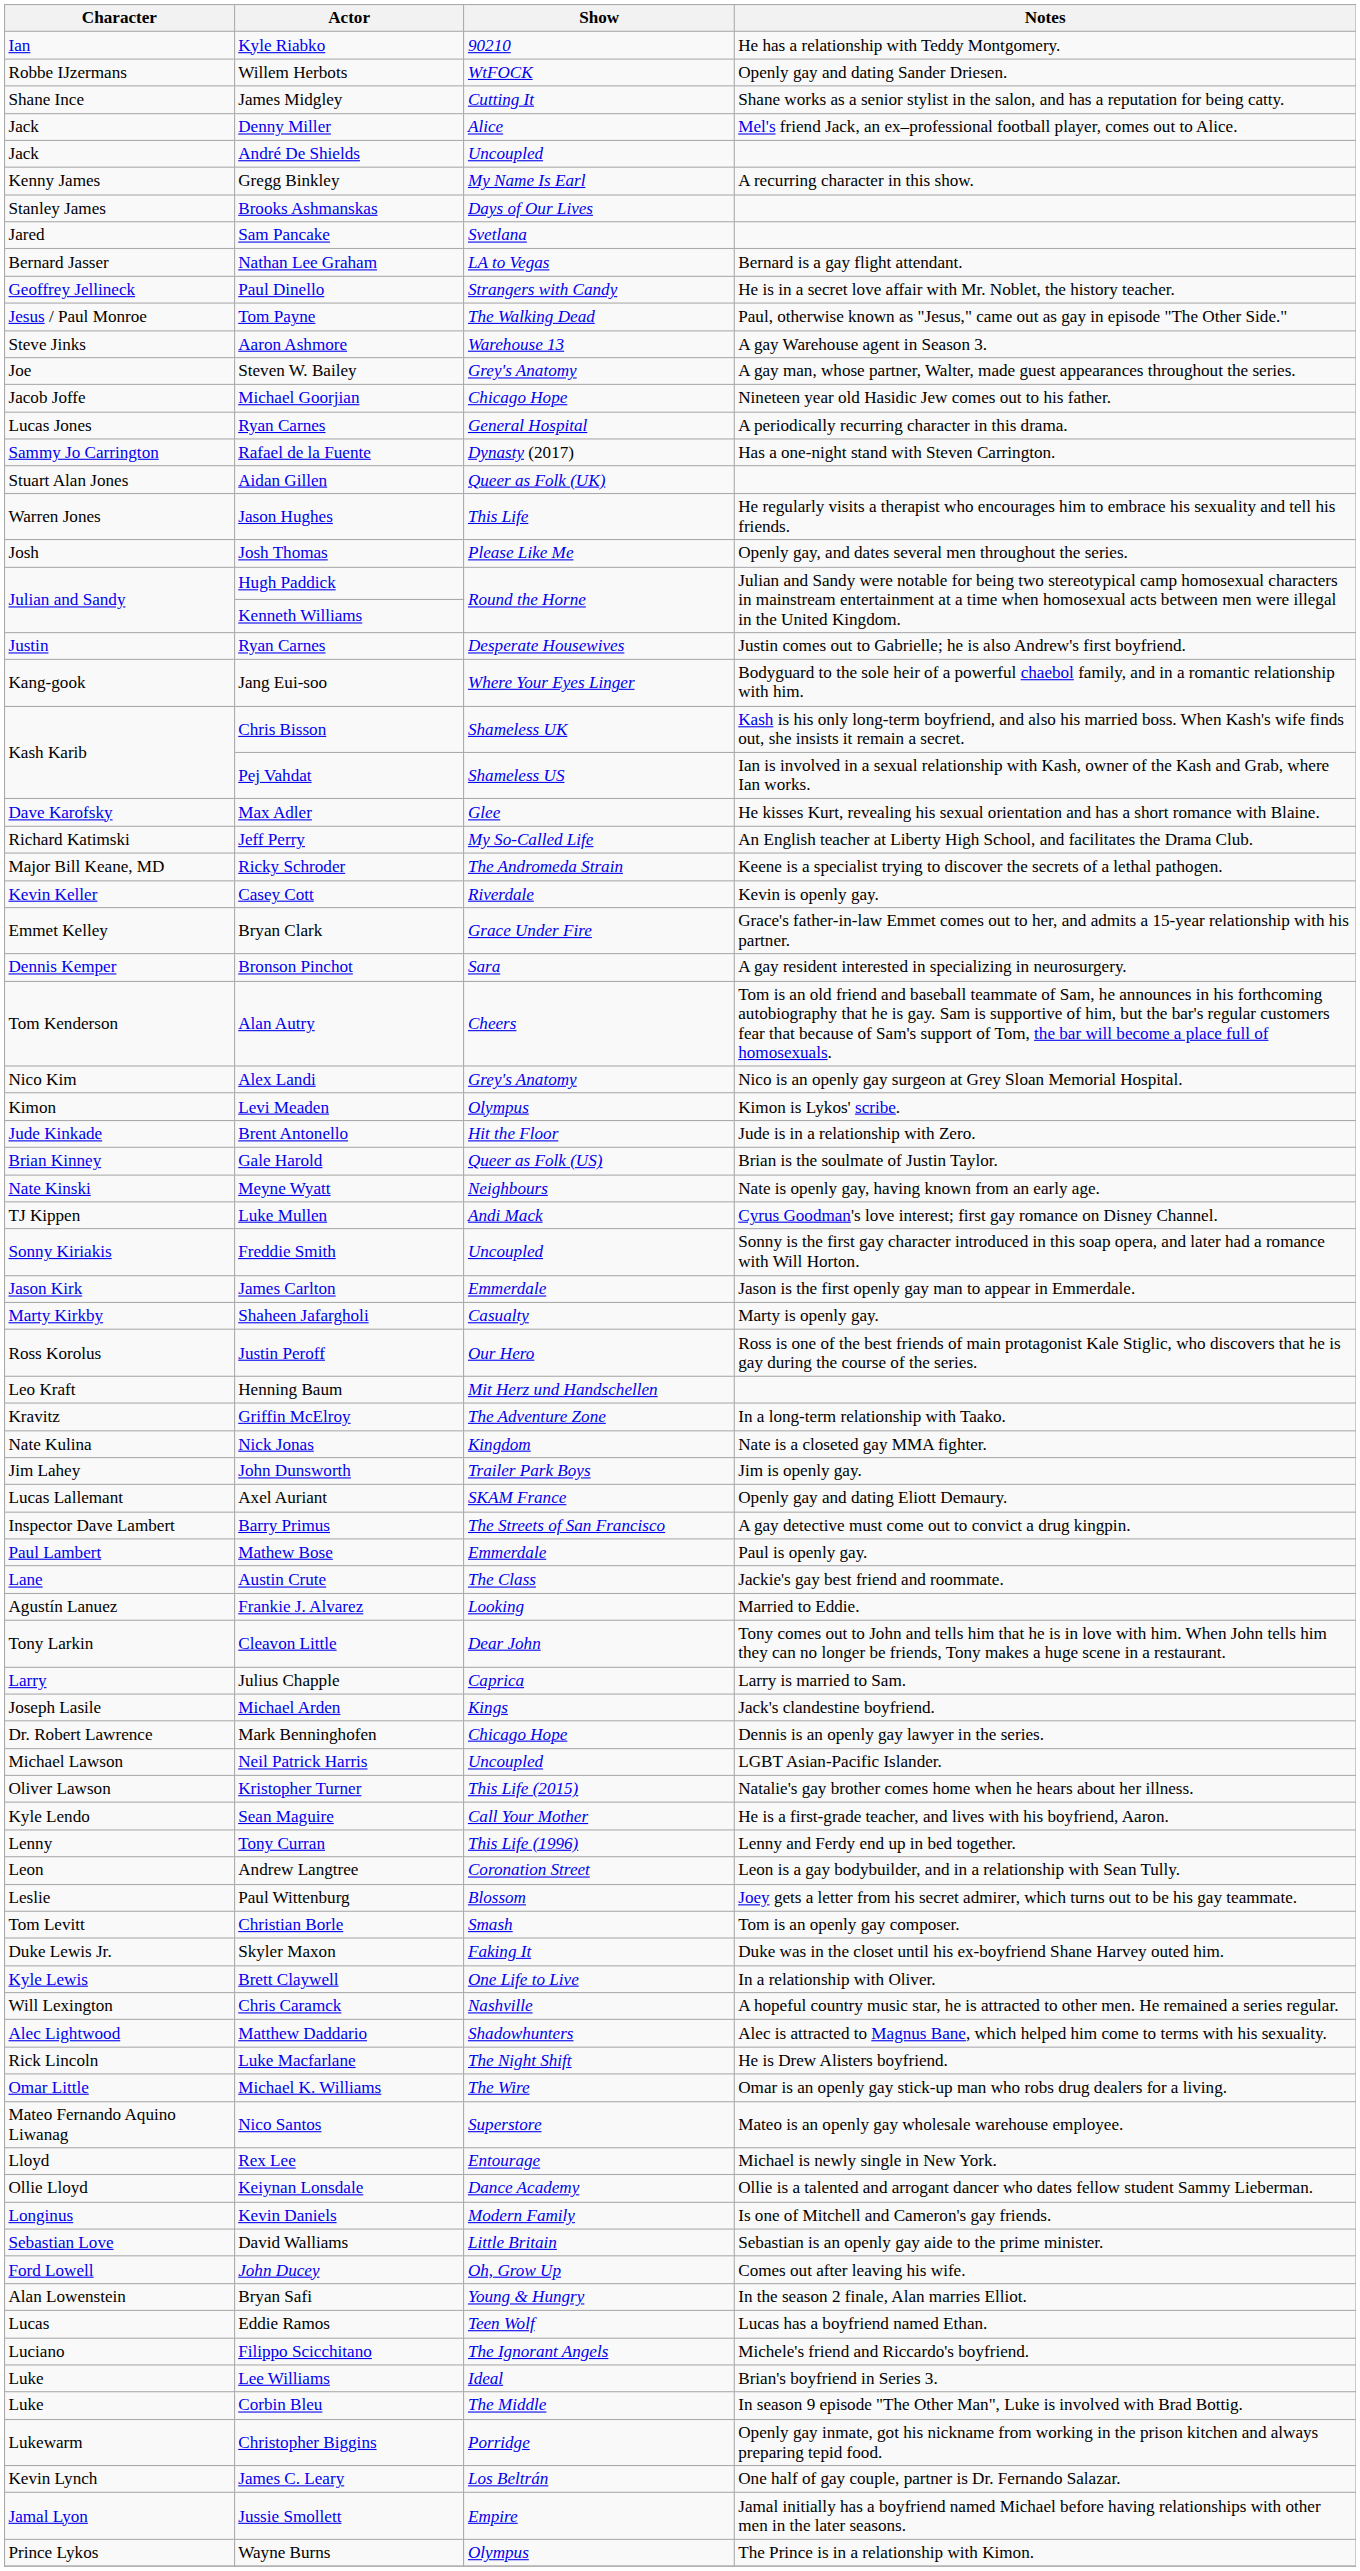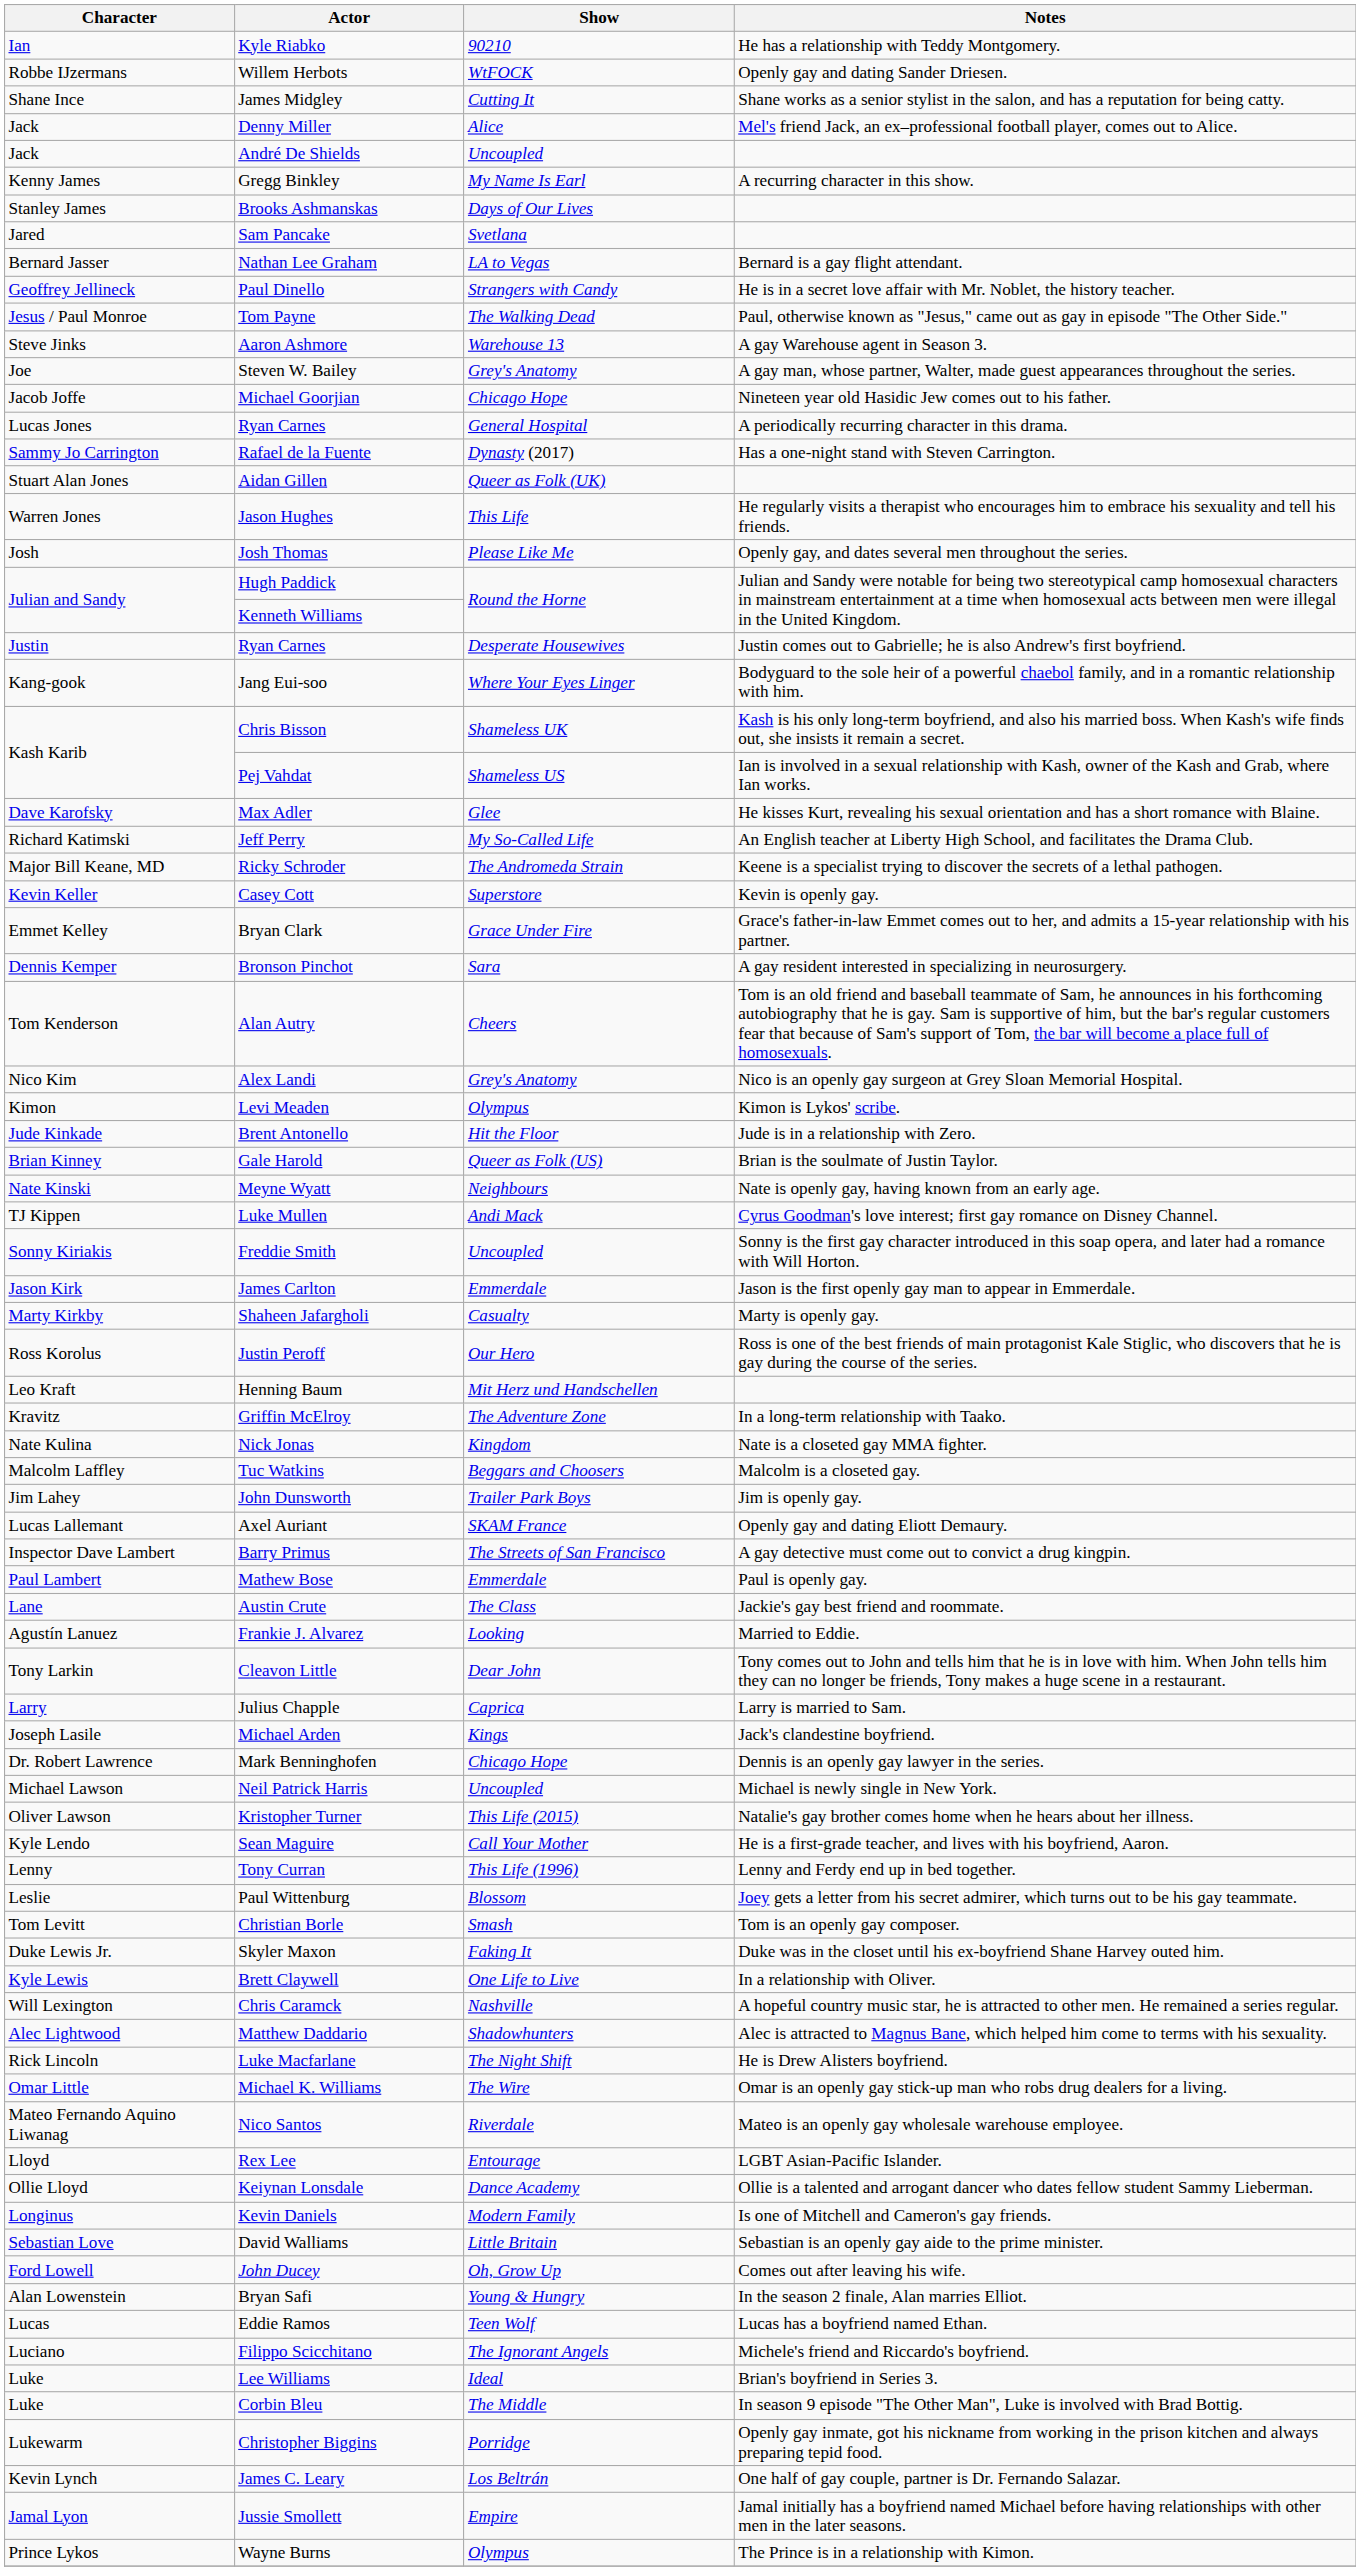(501, 893) Riverdale -> (505, 893) Superstore
+ row: (67, 1471)
(840, 1761) LGBT Asian-Pacific Islander. -> (868, 1788) Michael is newly single in New York.
- row: (26, 1870)
(505, 2124) Superstore -> (501, 2124) Riverdale
(868, 2161) Michael is newly single in New York. -> (840, 2161) LGBT Asian-Pacific Islander.
